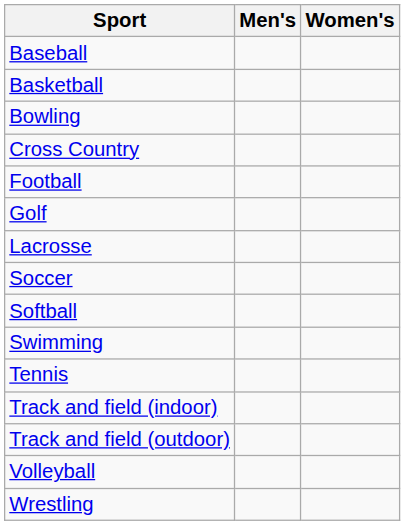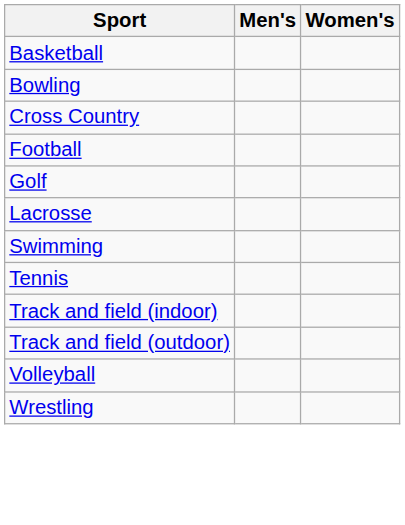- row: (48, 52)
- row: (41, 278)
- row: (43, 310)
